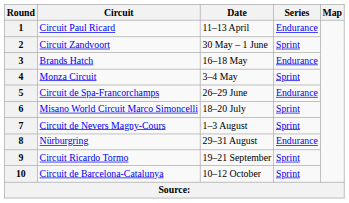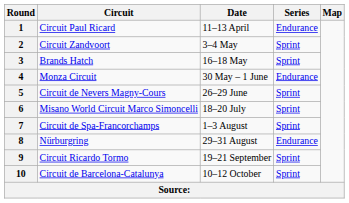(235, 44) 30 May – 1 June -> (220, 44) 3–4 May
(297, 60) Endurance -> (288, 60) Sprint
(220, 76) 3–4 May -> (235, 76) 30 May – 1 June
(288, 76) Sprint -> (297, 76) Endurance
(99, 92) Circuit de Spa-Francorchamps -> (103, 92) Circuit de Nevers Magny-Cours
(297, 92) Endurance -> (288, 92) Sprint
(103, 125) Circuit de Nevers Magny-Cours -> (99, 125) Circuit de Spa-Francorchamps
